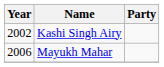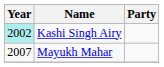(19, 33) no background -> (19, 33) paleturquoise background
(19, 52) 2006 -> (19, 52) 2007
